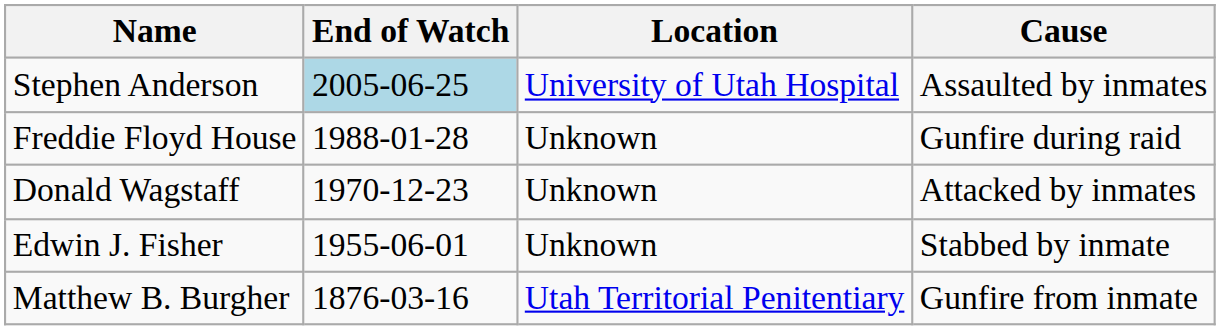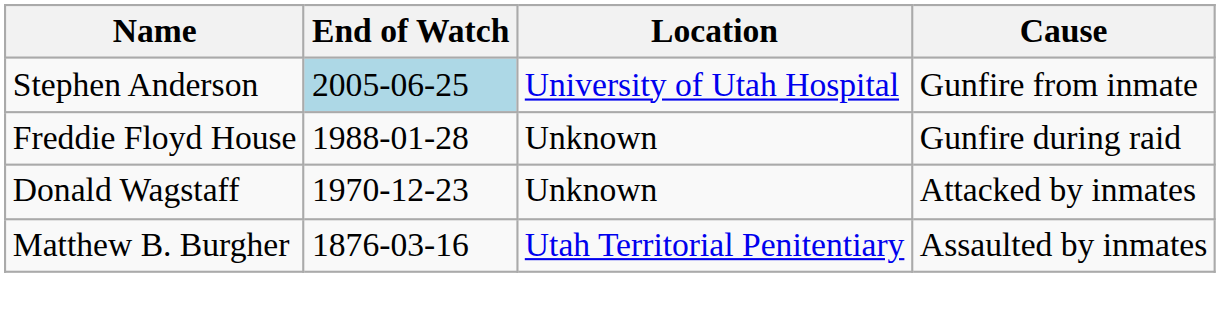(1064, 84) Assaulted by inmates -> (1059, 84) Gunfire from inmate
- row: (118, 244)
(1059, 297) Gunfire from inmate -> (1064, 244) Assaulted by inmates
